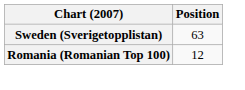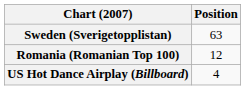+ row: (98, 74)
